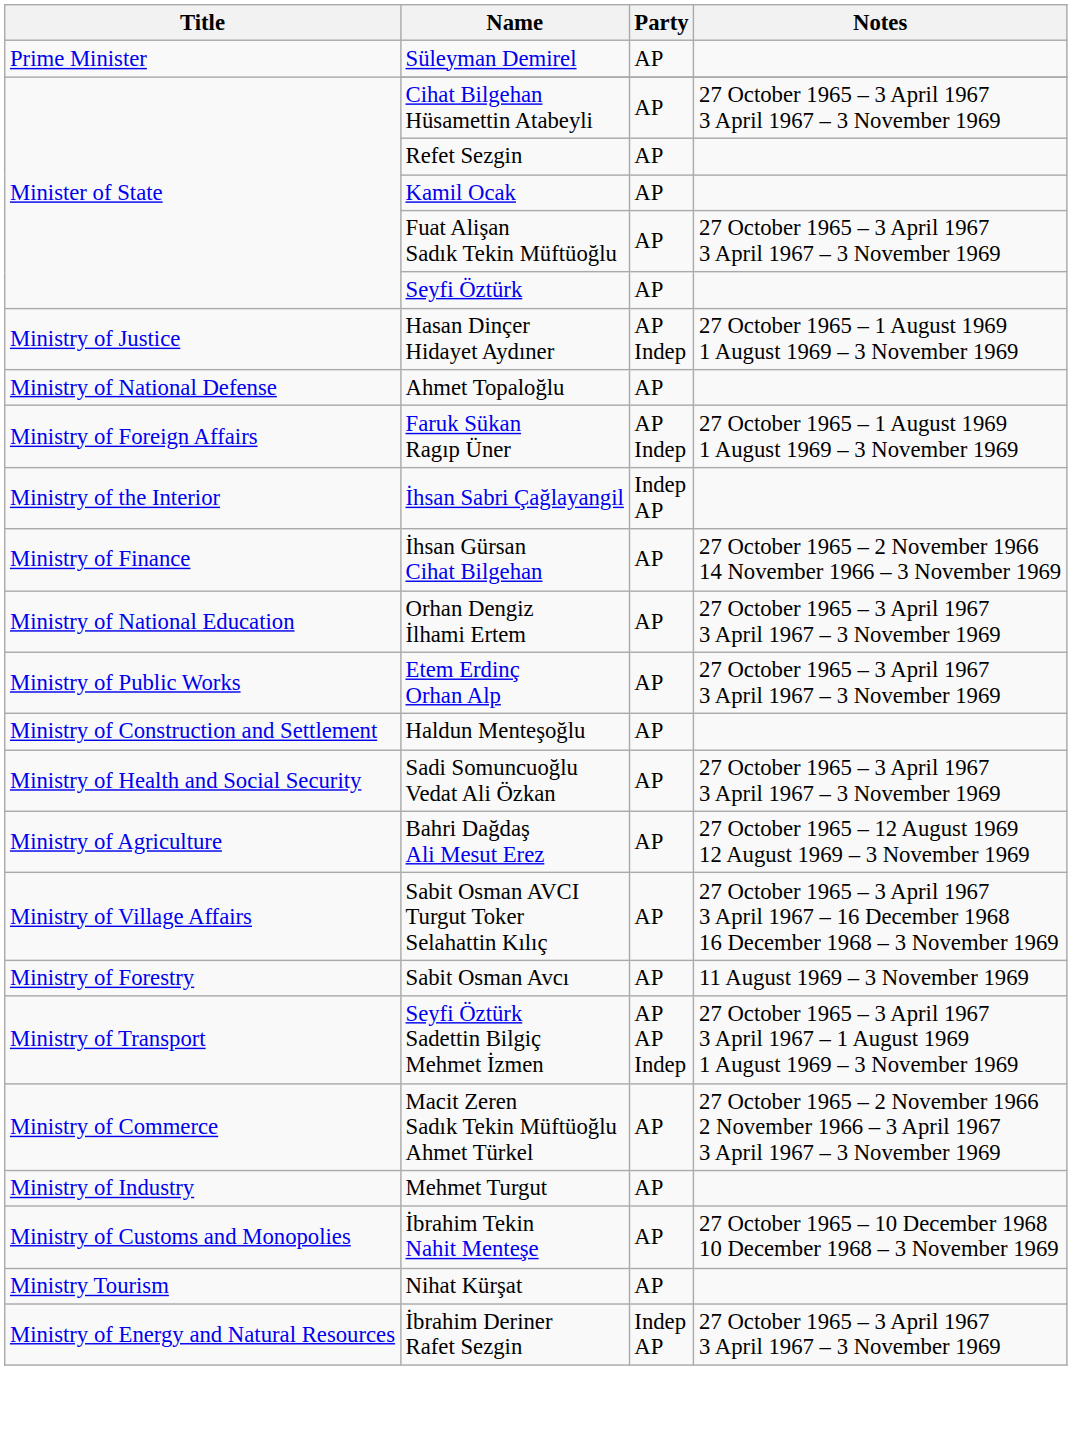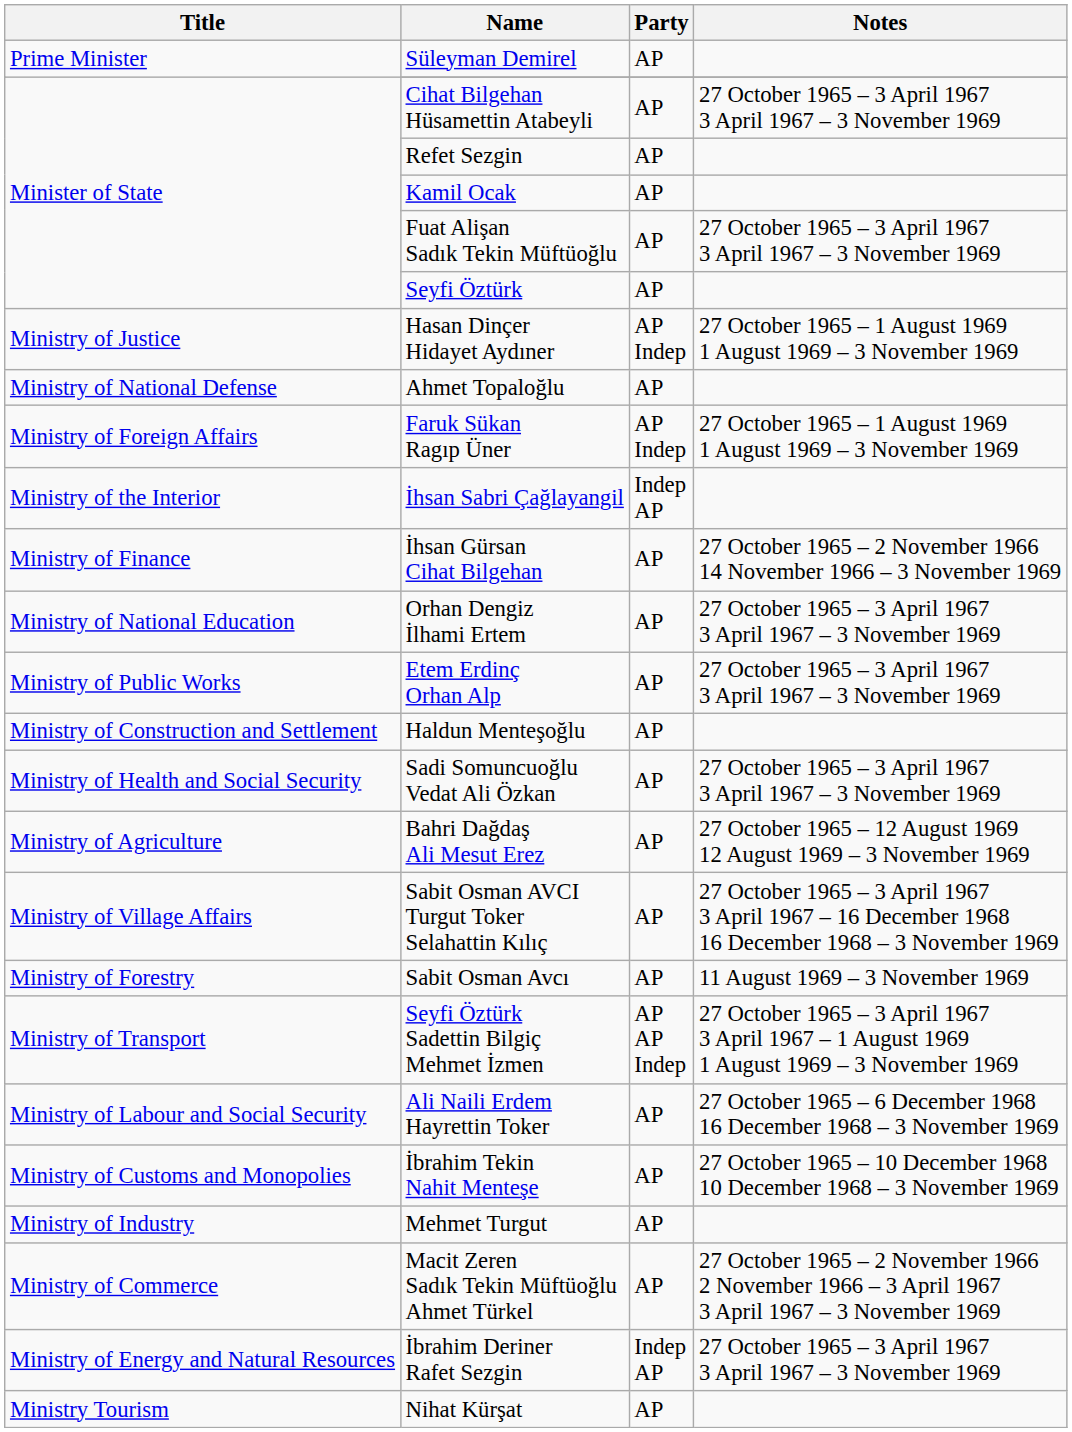+ row: (479, 1113)
rows swapped: (511, 1126) <-> (472, 1236)
rows swapped: (464, 1285) <-> (479, 1334)
